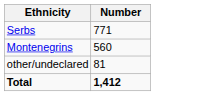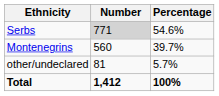+ column: (182, 13)
(103, 30) no background -> (103, 30) lightgrey background
